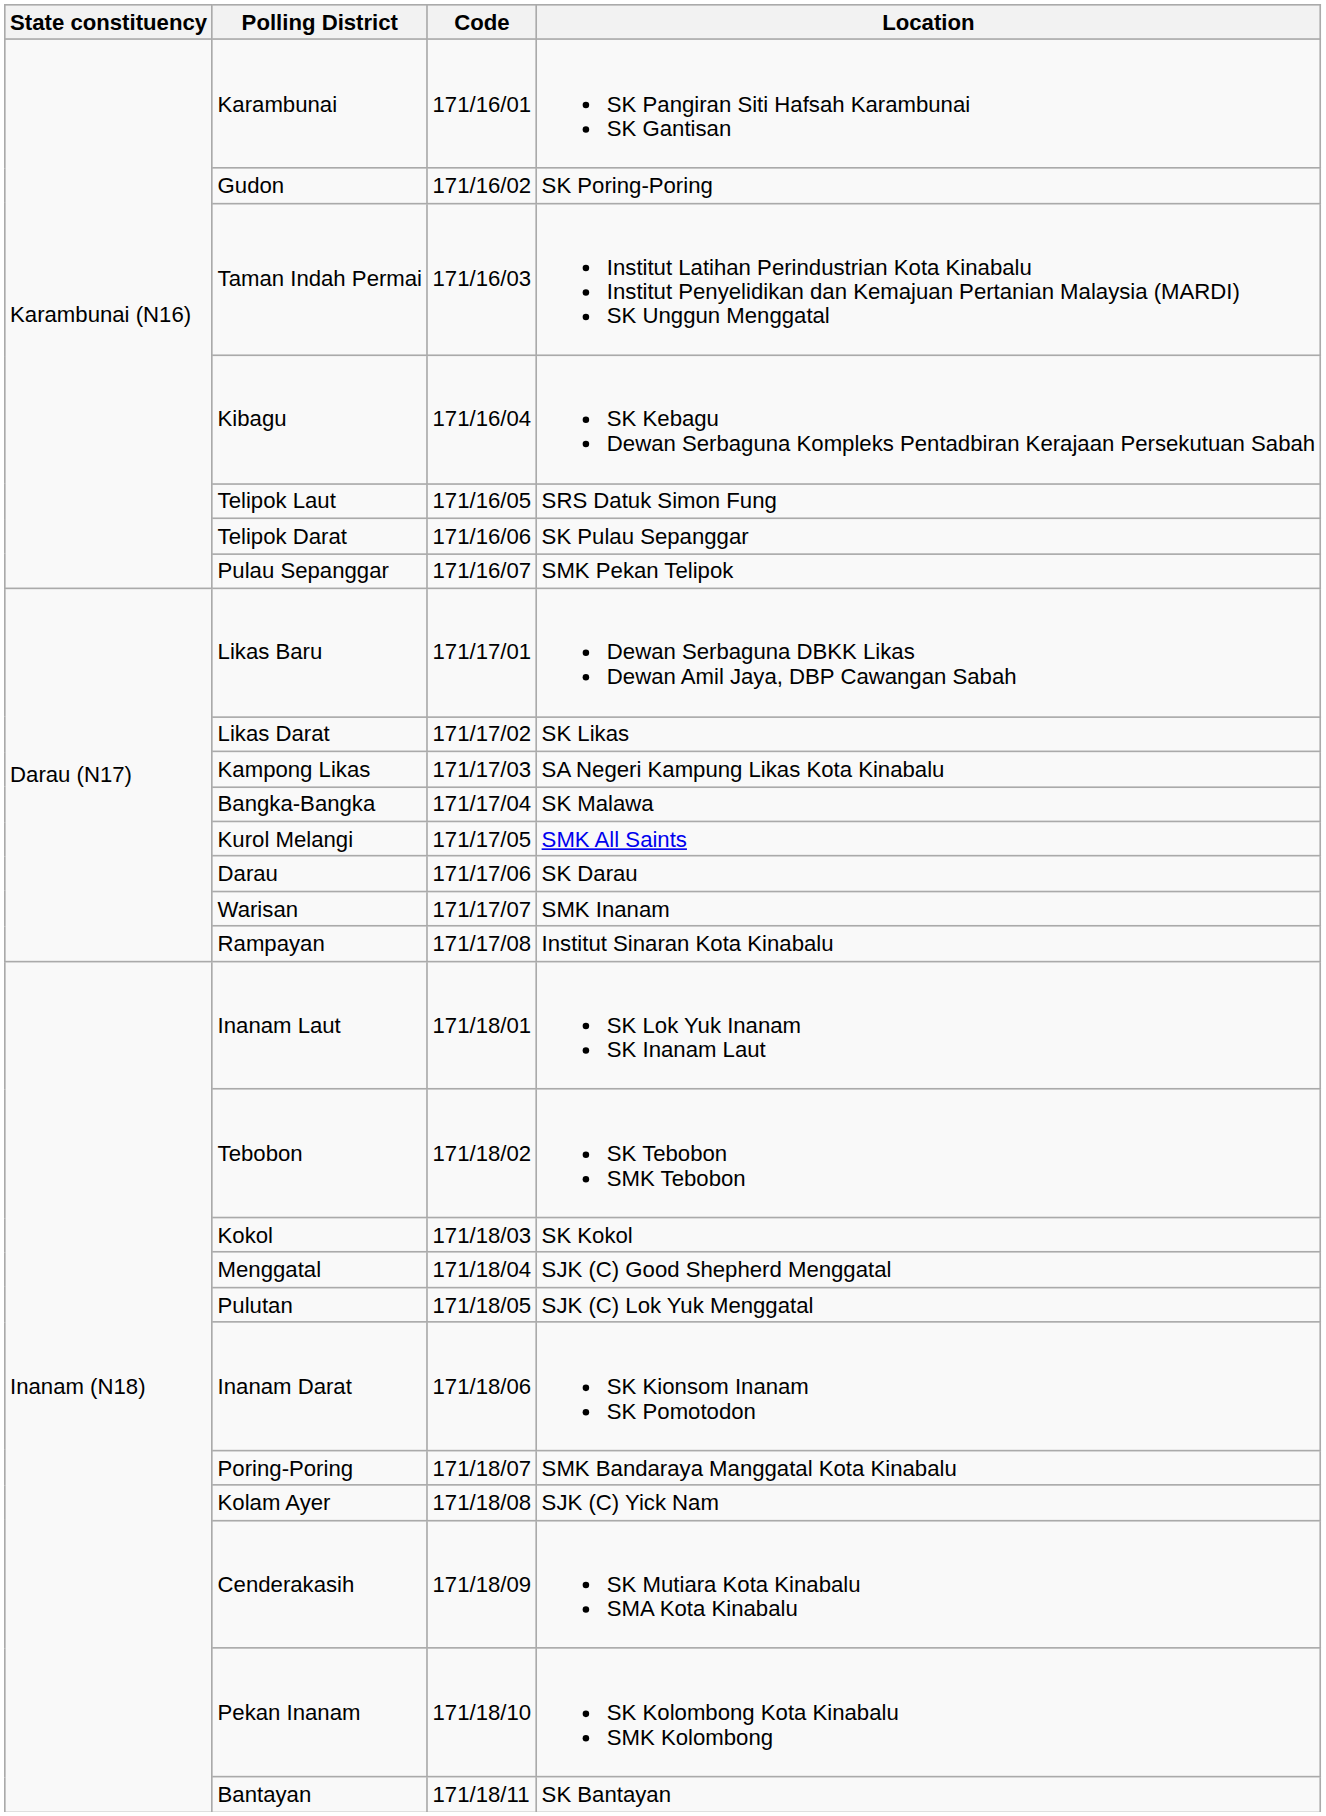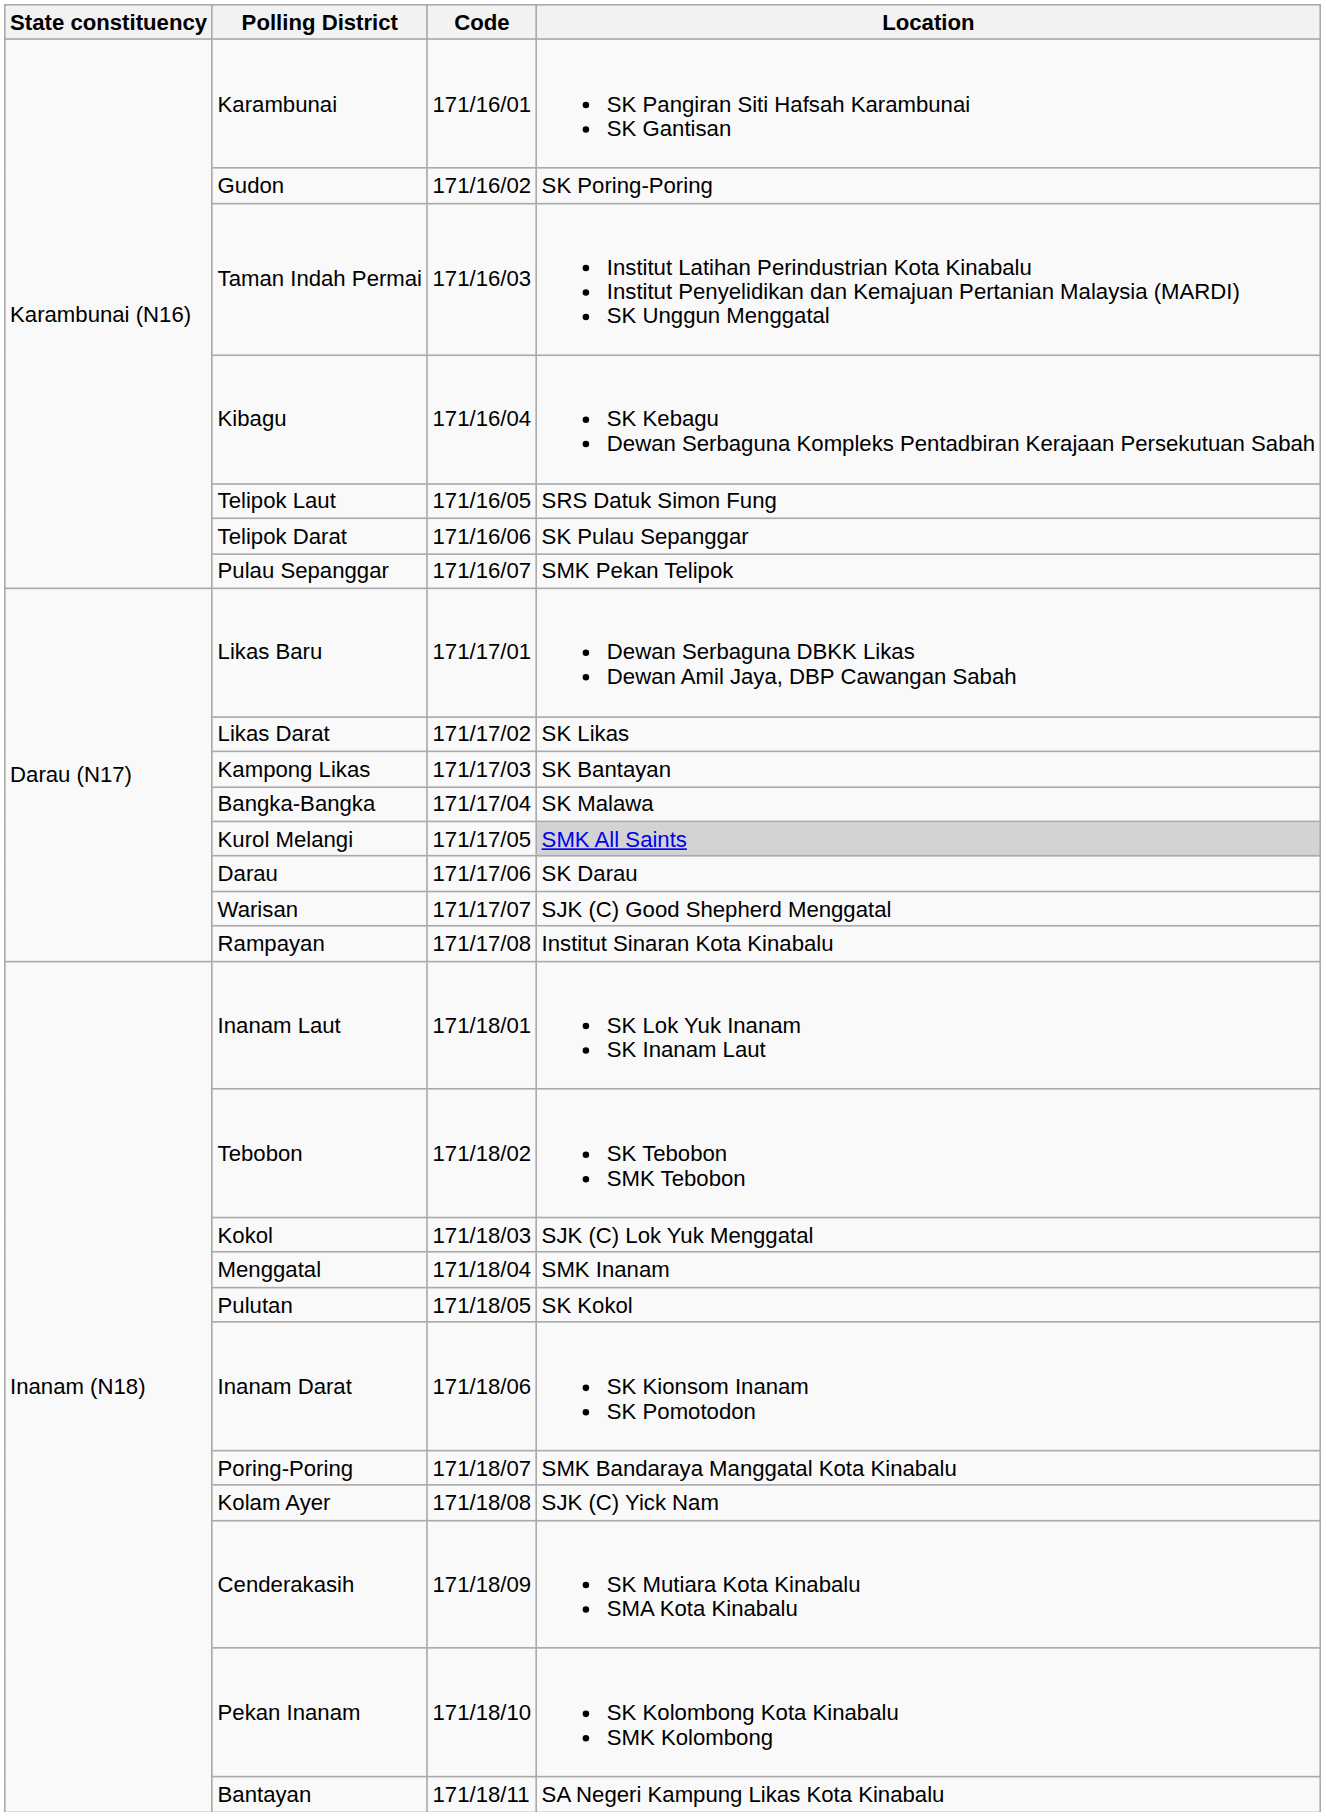(743, 769) SA Negeri Kampung Likas Kota Kinabalu -> (606, 769) SK Bantayan
(614, 839) no background -> (614, 839) lightgrey background
(606, 908) SMK Inanam -> (717, 908) SJK (C) Good Shepherd Menggatal
(587, 1235) SK Kokol -> (678, 1235) SJK (C) Lok Yuk Menggatal
(717, 1270) SJK (C) Good Shepherd Menggatal -> (606, 1270) SMK Inanam
(678, 1304) SJK (C) Lok Yuk Menggatal -> (587, 1304) SK Kokol
(606, 1794) SK Bantayan -> (743, 1794) SA Negeri Kampung Likas Kota Kinabalu
